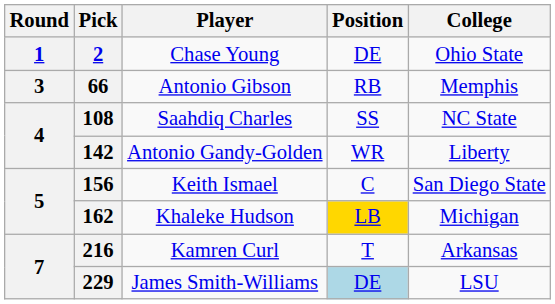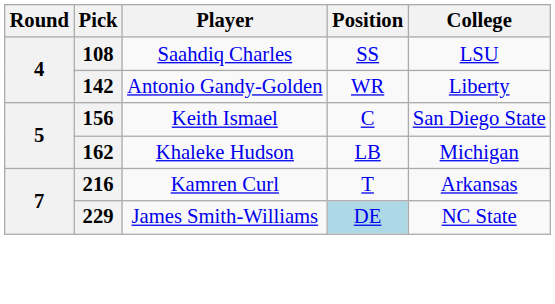- row: (98, 53)
- row: (98, 86)
(479, 119) NC State -> (479, 53) LSU
(368, 217) gold background -> (368, 151) no background
(479, 282) LSU -> (479, 217) NC State
